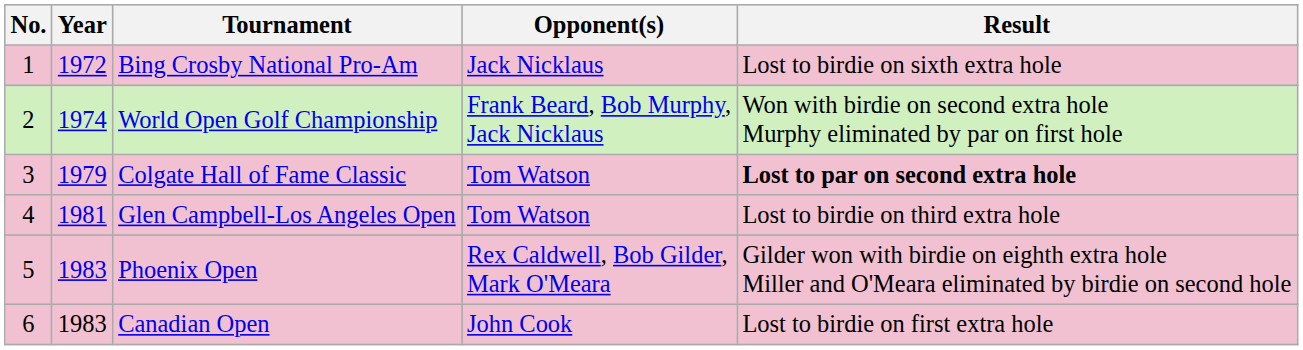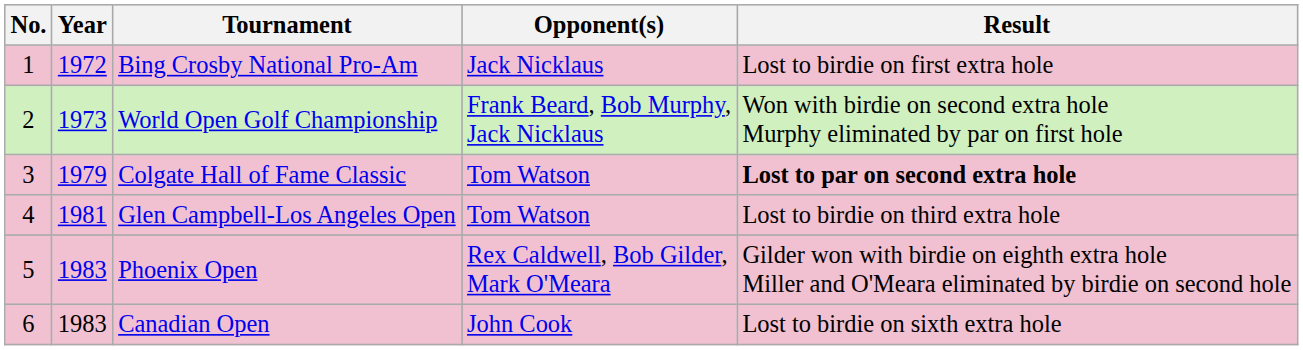(902, 65) Lost to birdie on sixth extra hole -> (898, 65) Lost to birdie on first extra hole
(82, 120) 1974 -> (82, 120) 1973
(898, 324) Lost to birdie on first extra hole -> (902, 324) Lost to birdie on sixth extra hole
